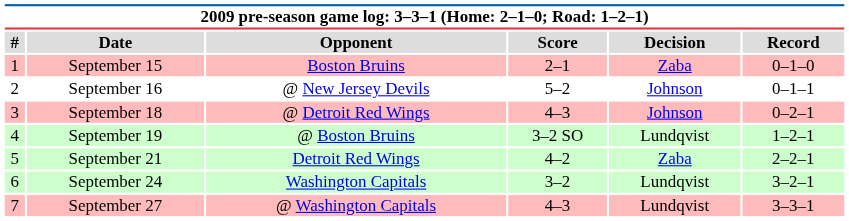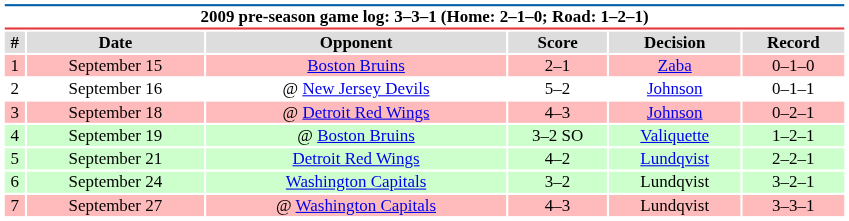(675, 135) Lundqvist -> (675, 135) Valiquette
(675, 158) Zaba -> (675, 158) Lundqvist
